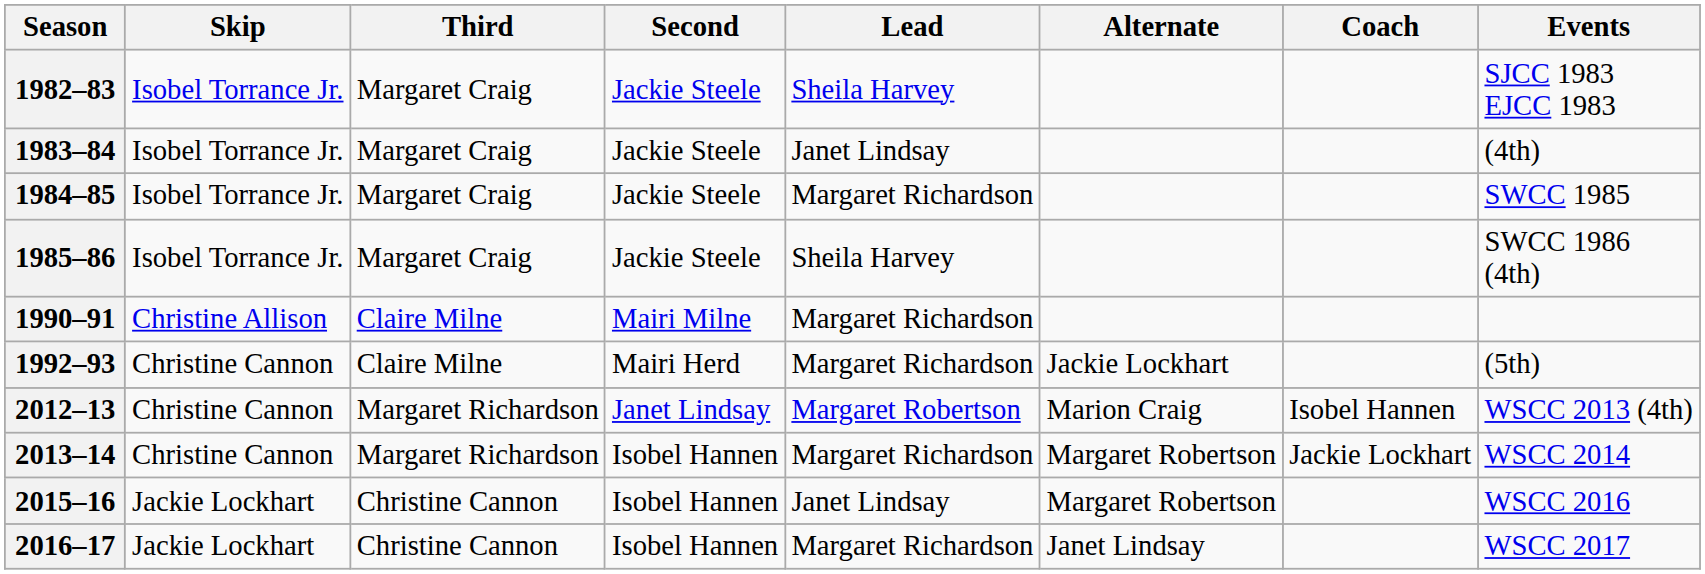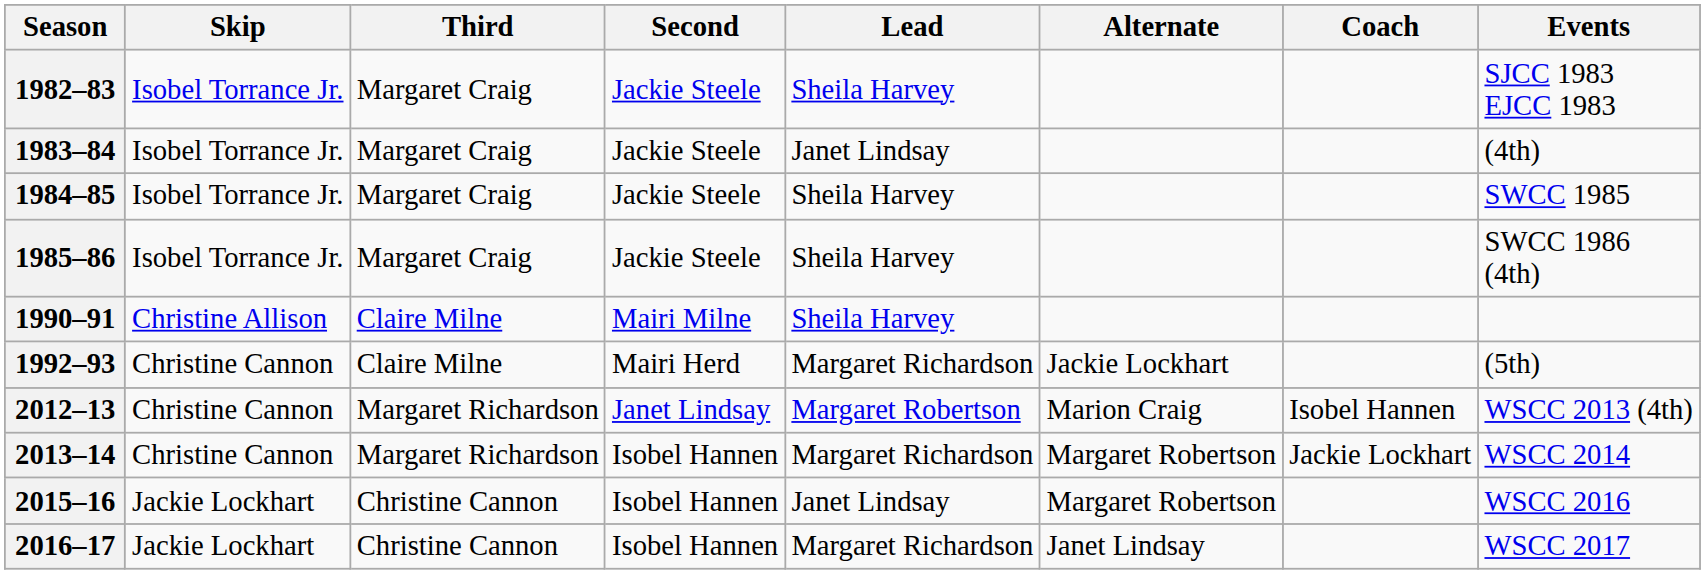(912, 195) Margaret Richardson -> (873, 195) Sheila Harvey
(912, 318) Margaret Richardson -> (873, 318) Sheila Harvey
